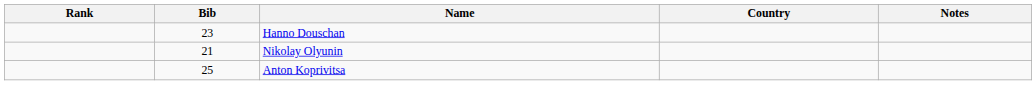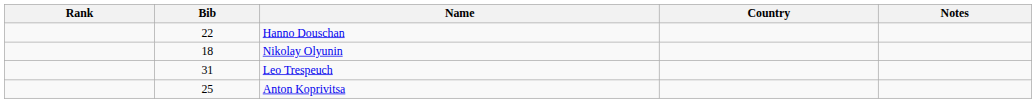(207, 32) 23 -> (207, 32) 22
(207, 51) 21 -> (207, 51) 18
+ row: (298, 70)
